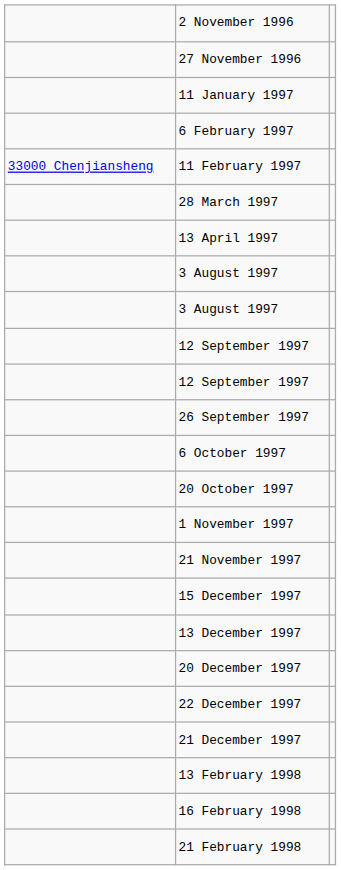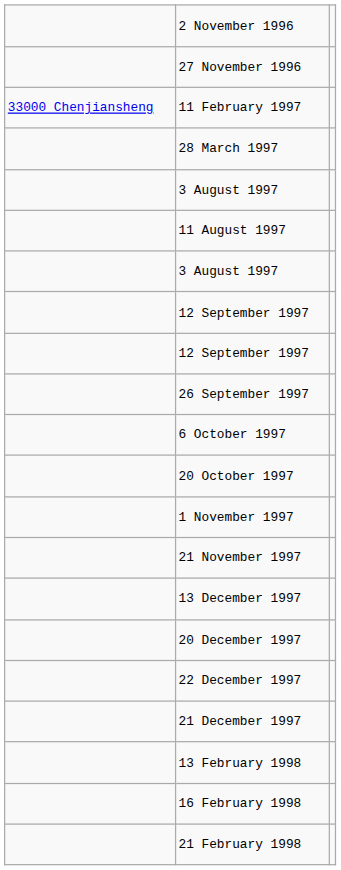- row: (90, 95)
- row: (90, 131)
- row: (90, 238)
+ row: (90, 231)
- row: (90, 596)
